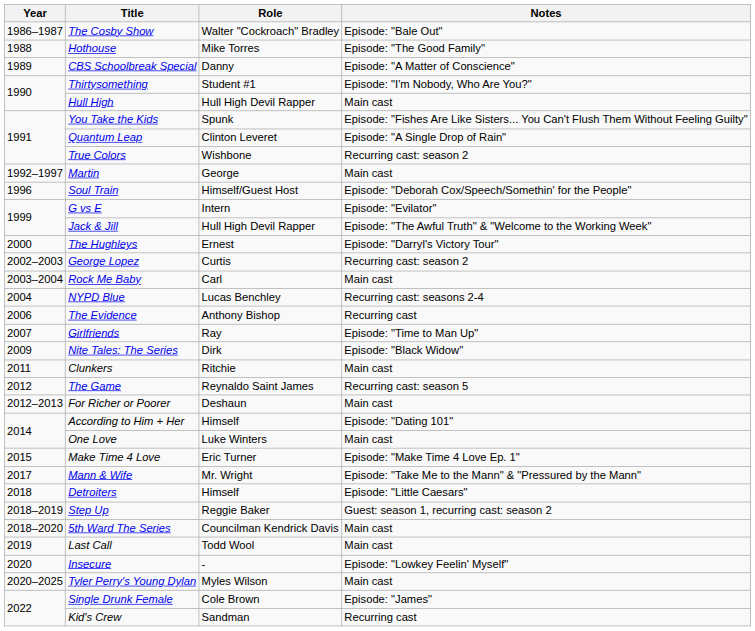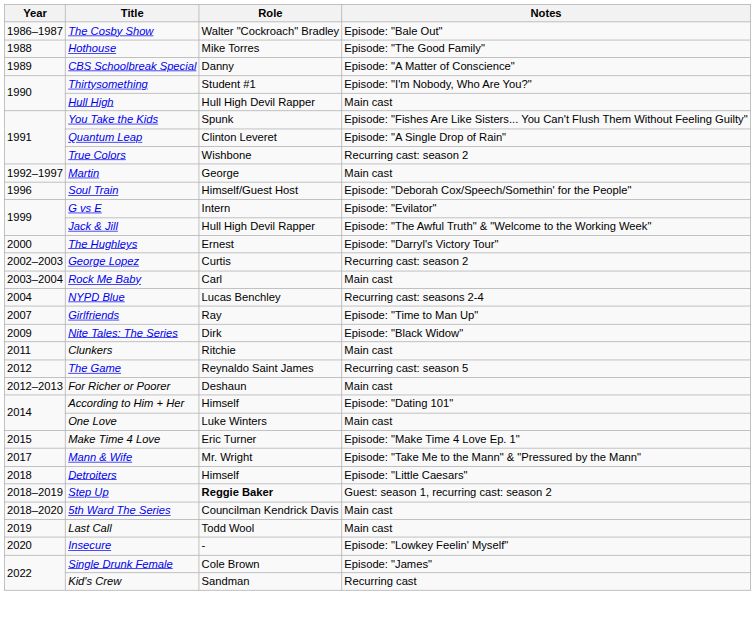- row: (102, 315)
(236, 510) normal -> (237, 492) bold
- row: (132, 581)
